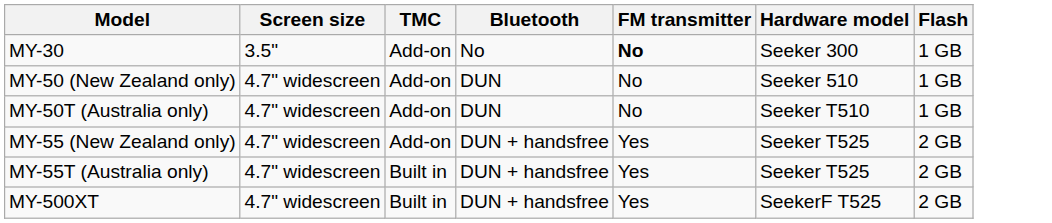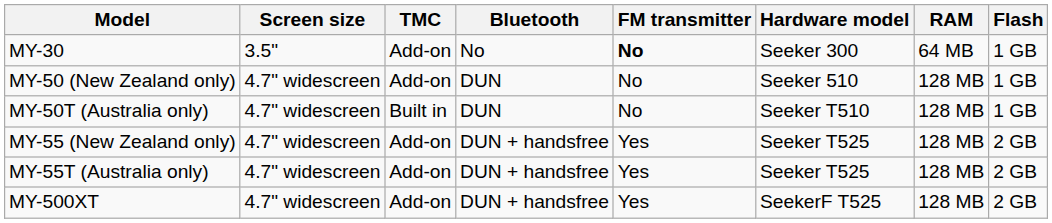+ column: (951, 19)
(420, 111) Add-on -> (418, 111) Built in
(418, 171) Built in -> (420, 171) Add-on
(418, 202) Built in -> (420, 202) Add-on
